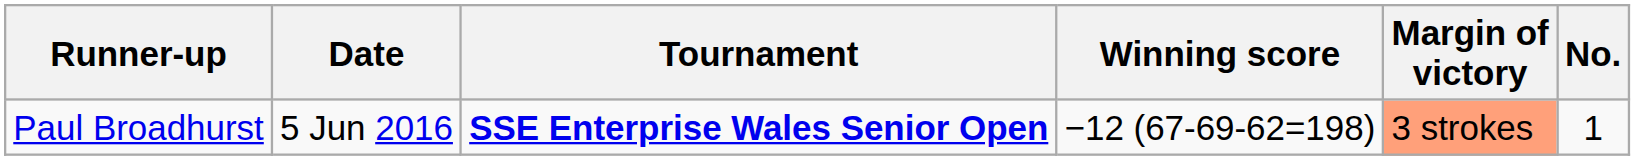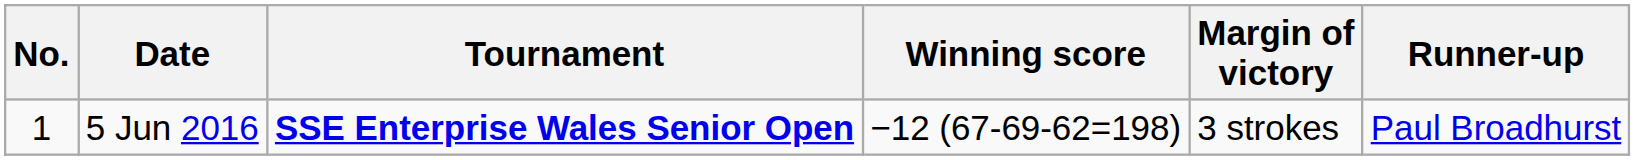columns swapped: (1593, 53) <-> (139, 53)
(1462, 127) lightsalmon background -> (1268, 127) no background
